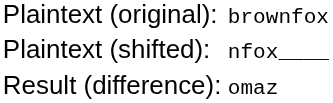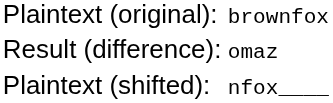rows swapped: (107, 49) <-> (112, 85)
